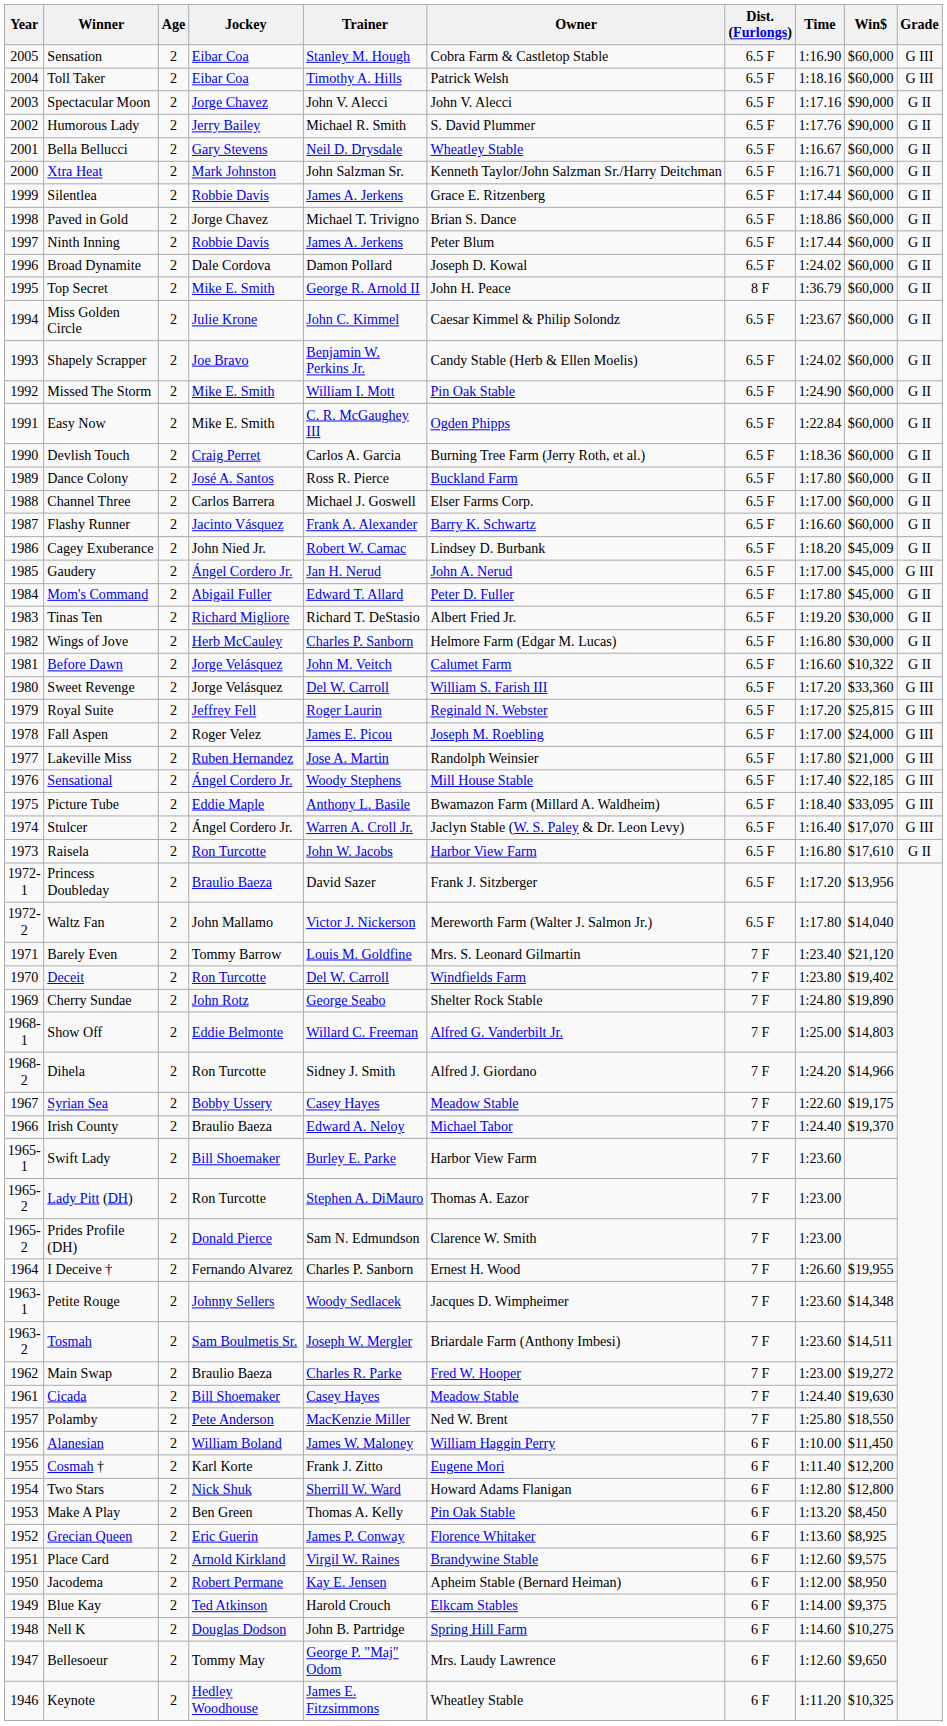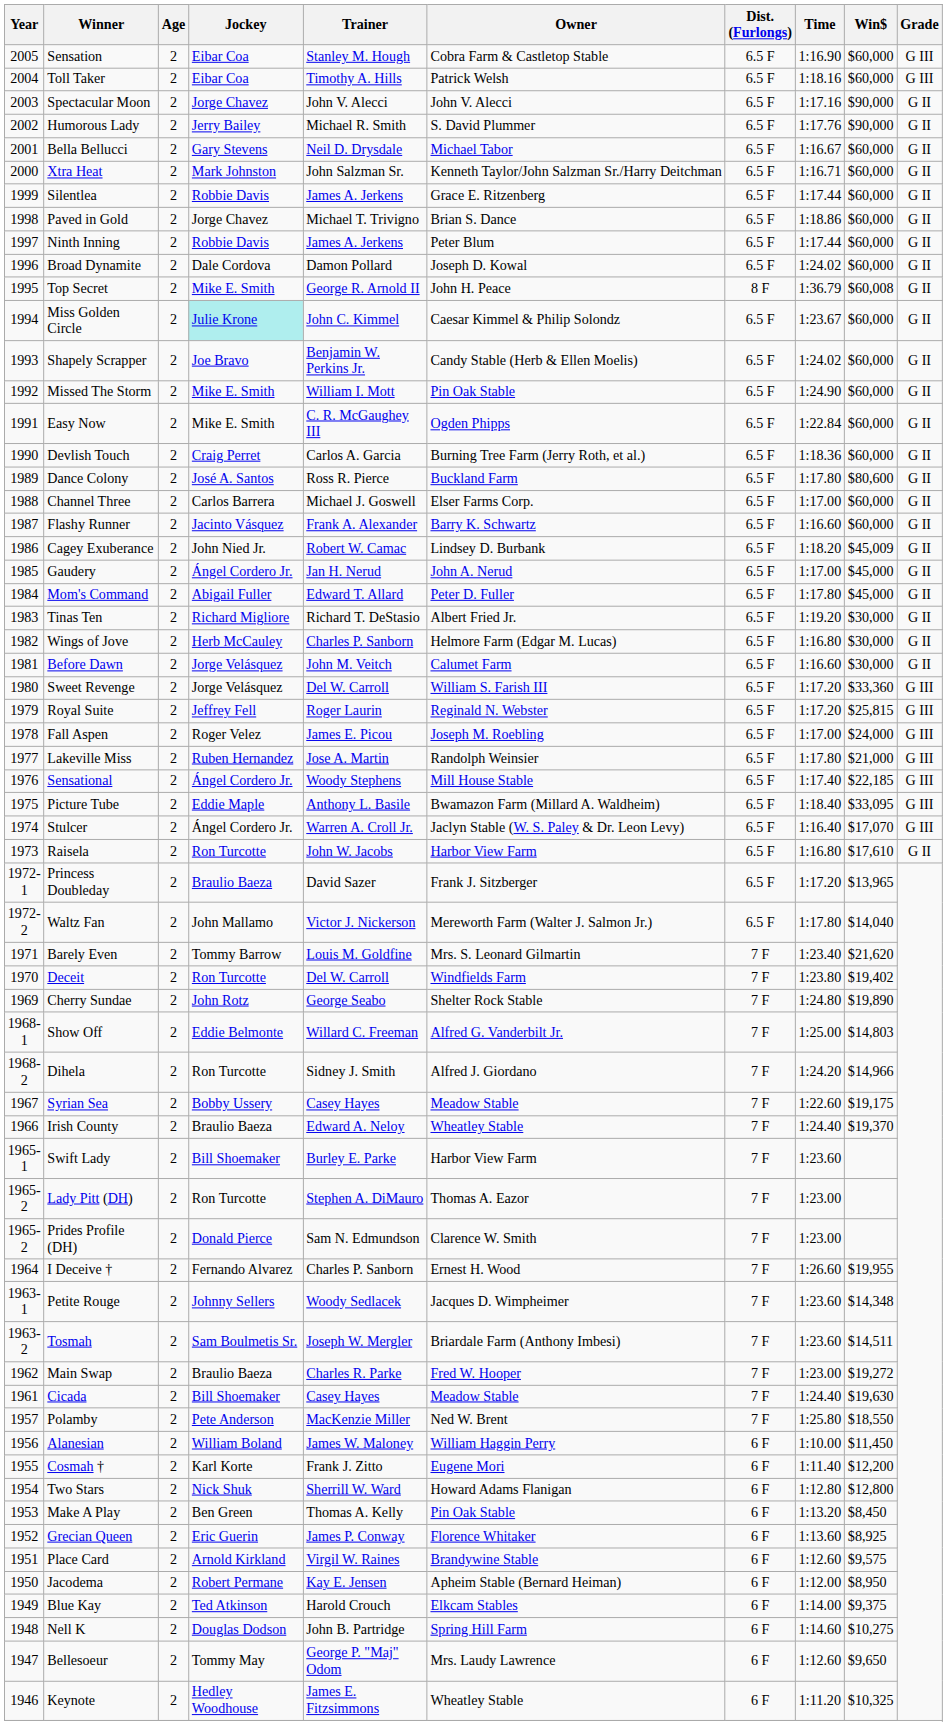(477, 149) Wheatley Stable -> (472, 149) Michael Tabor
(871, 289) $60,000 -> (871, 289) $60,008
(225, 320) no background -> (225, 320) paleturquoise background
(871, 478) $60,000 -> (871, 478) $80,600
(919, 571) G III -> (919, 571) G II
(871, 665) $10,322 -> (871, 665) $30,000
(871, 882) $13,956 -> (871, 882) $13,965
(871, 954) $21,120 -> (871, 954) $21,620
(472, 1127) Michael Tabor -> (477, 1127) Wheatley Stable
